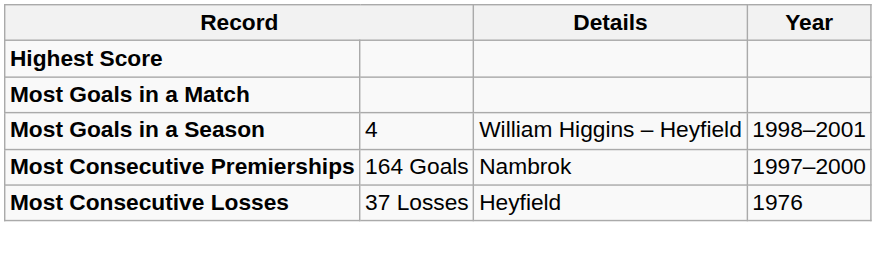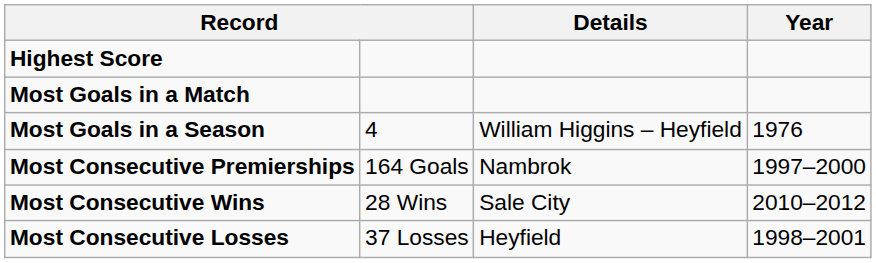(809, 130) 1998–2001 -> (778, 130) 1976
+ row: (137, 202)
(778, 202) 1976 -> (809, 238) 1998–2001
